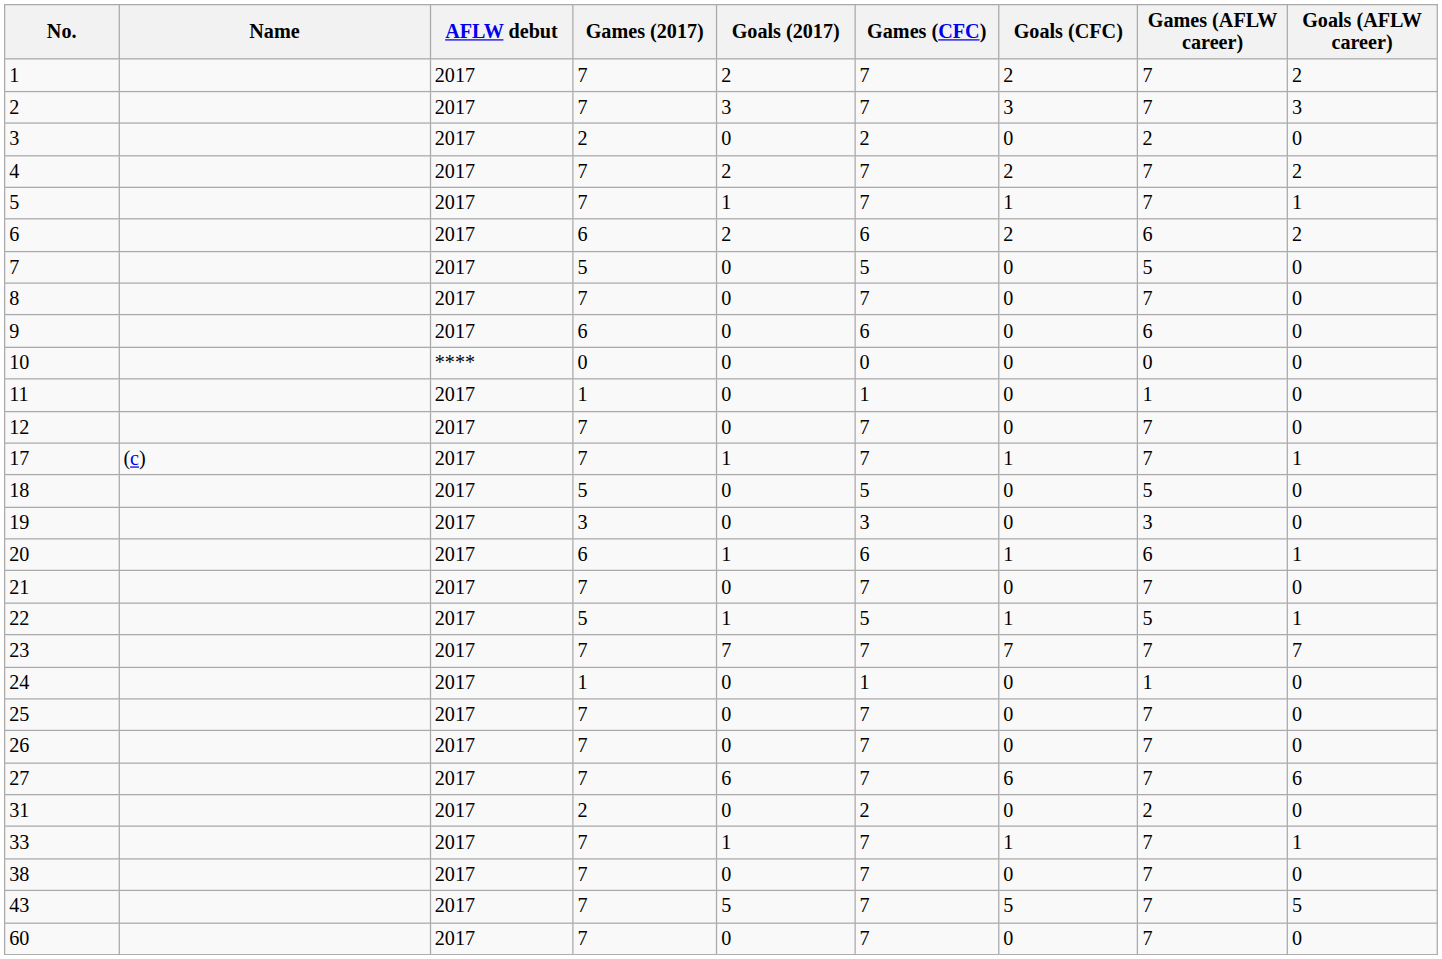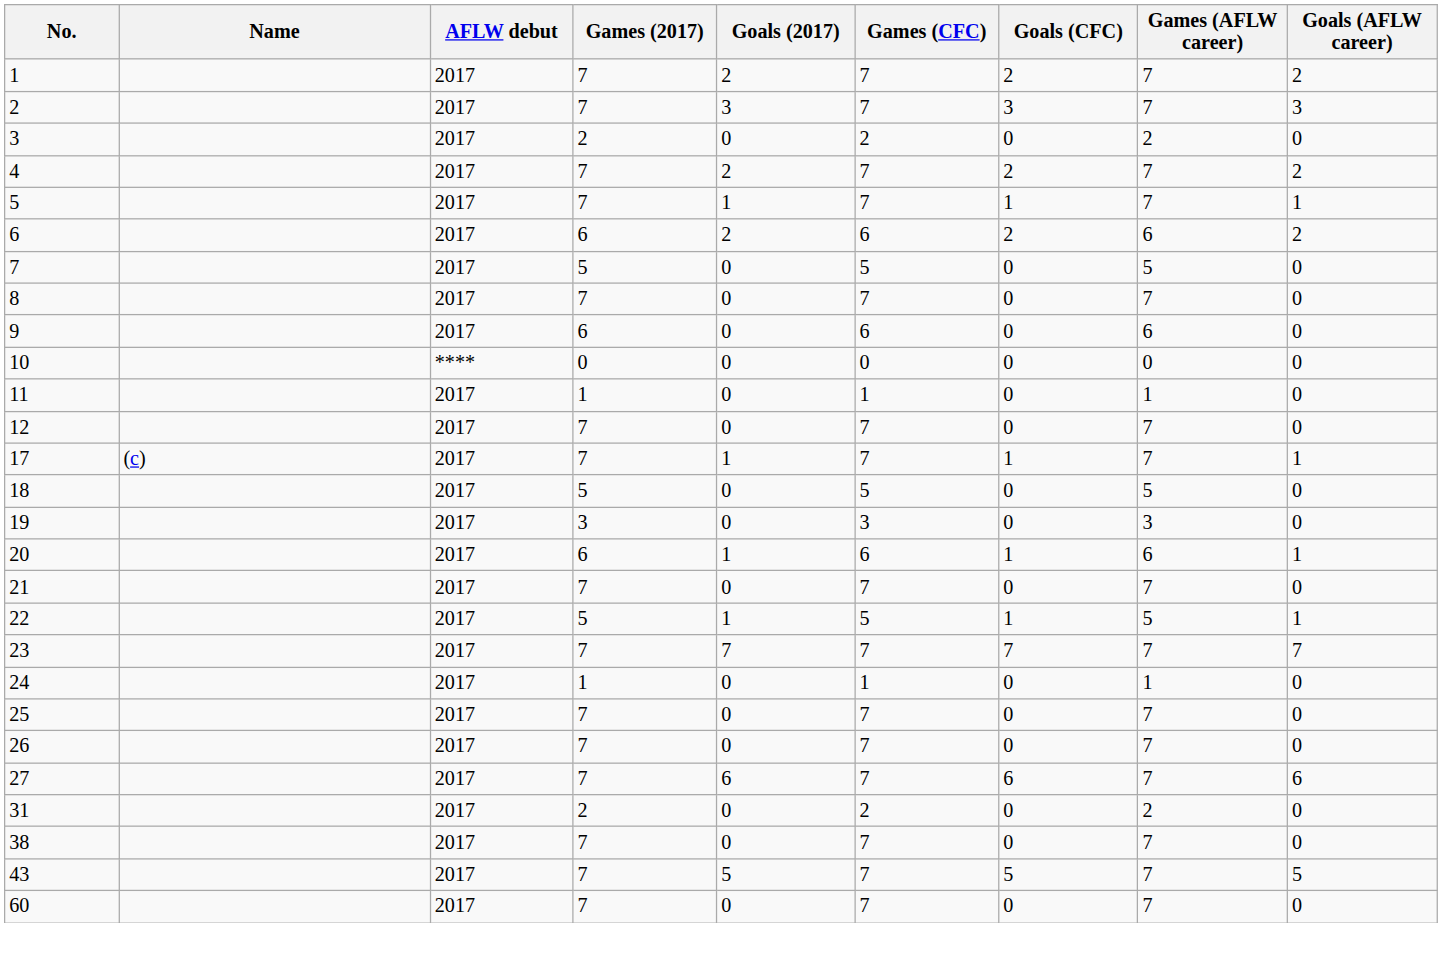- row: (19, 842)
